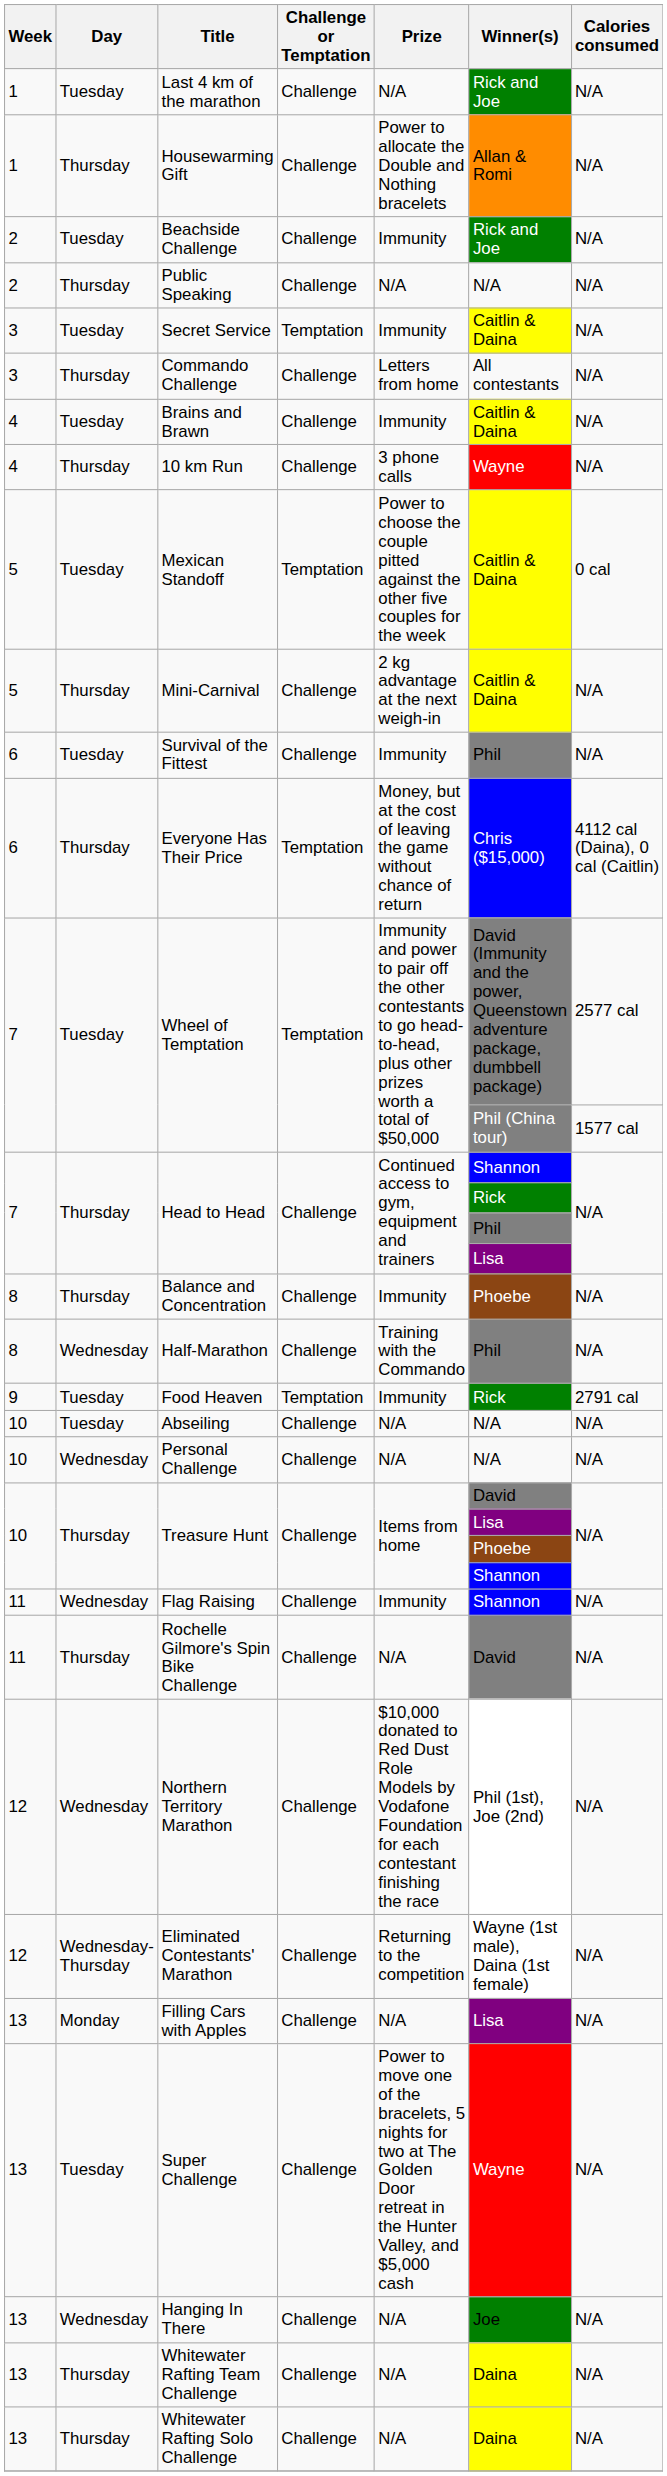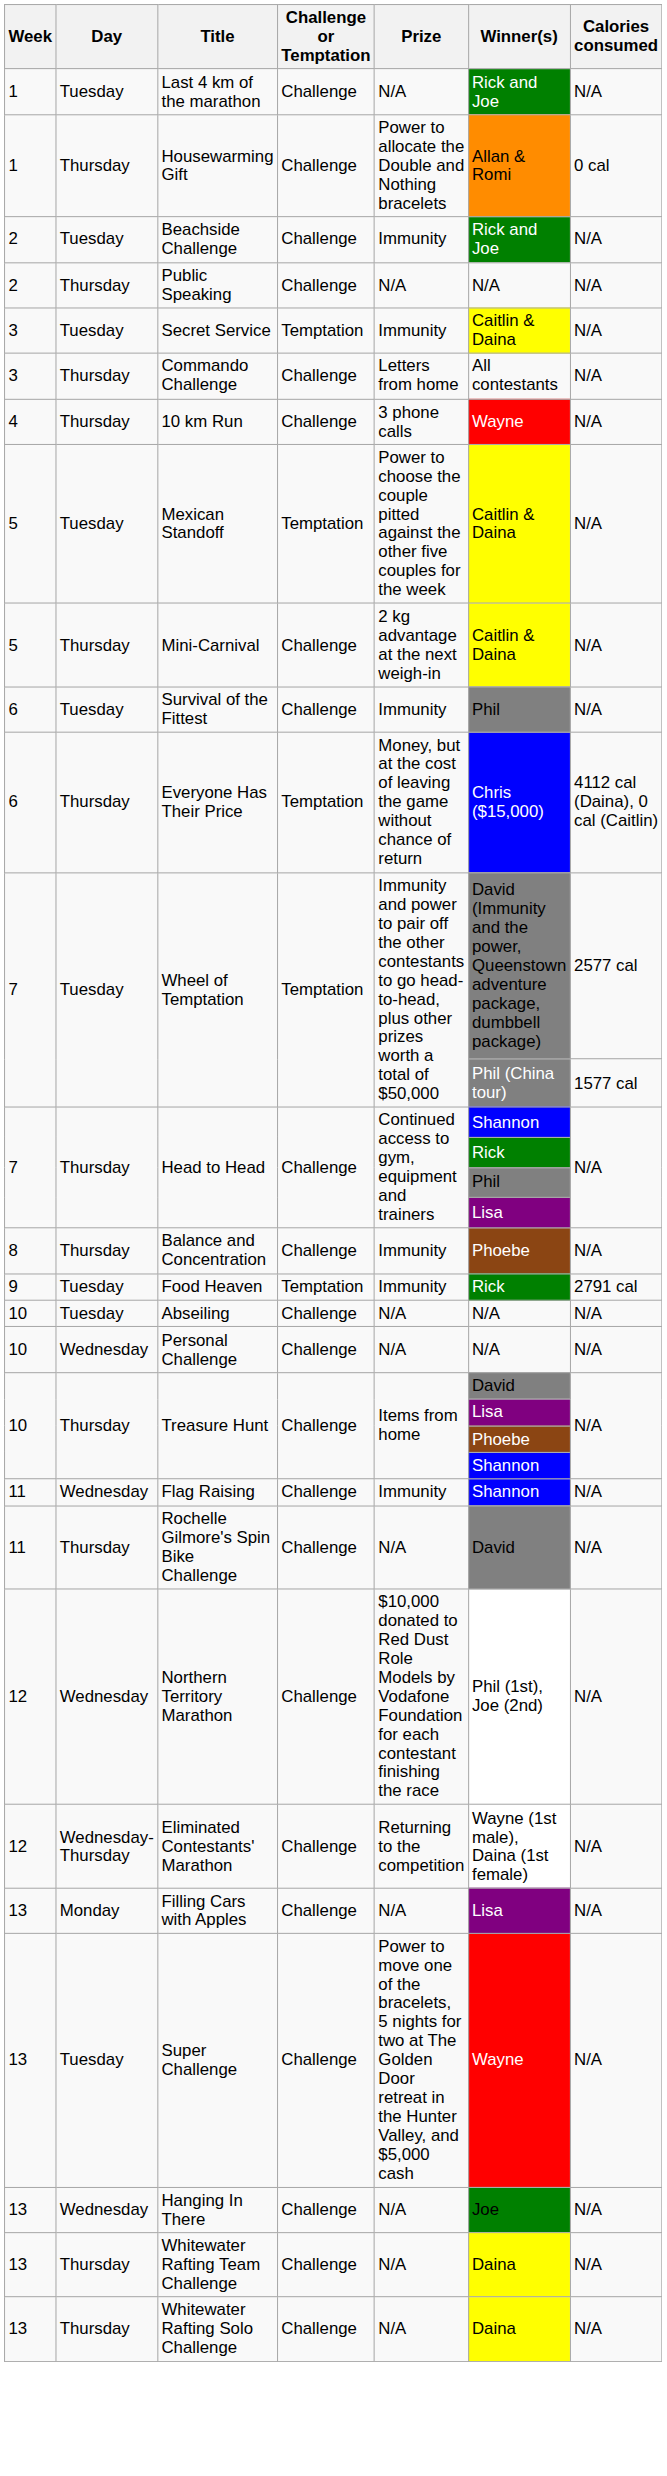(589, 165) N/A -> (592, 165) 0 cal
- row: (13, 421)
(593, 569) 0 cal -> (588, 523) N/A
- row: (13, 1351)
